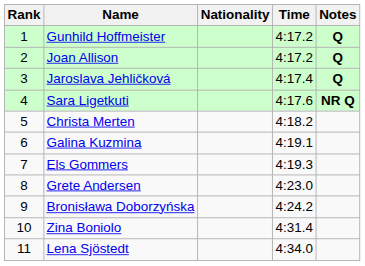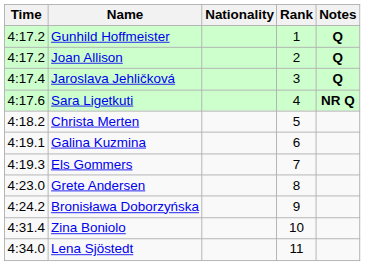columns swapped: (24, 15) <-> (294, 15)
